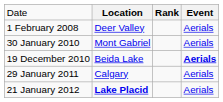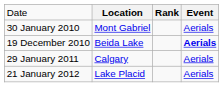- row: (43, 28)
(121, 90) bold -> (120, 74) normal
